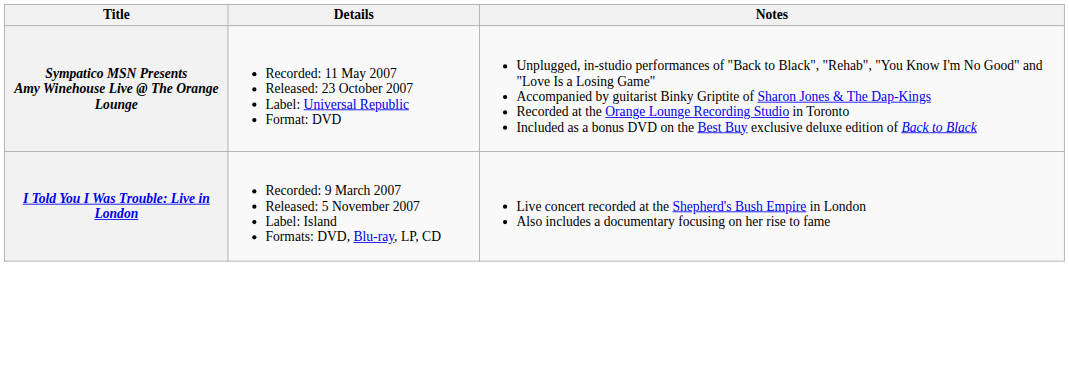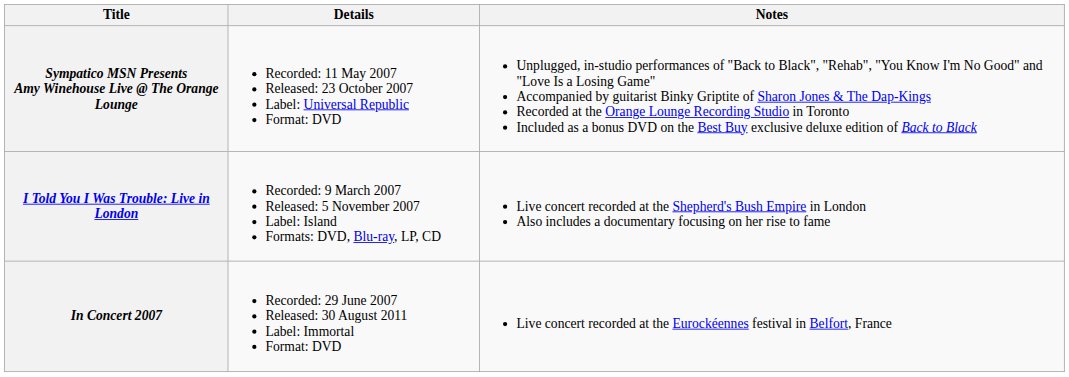+ row: (116, 316)
